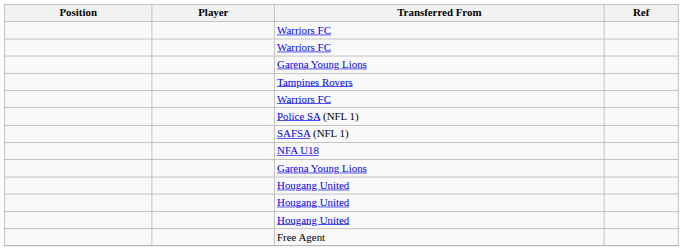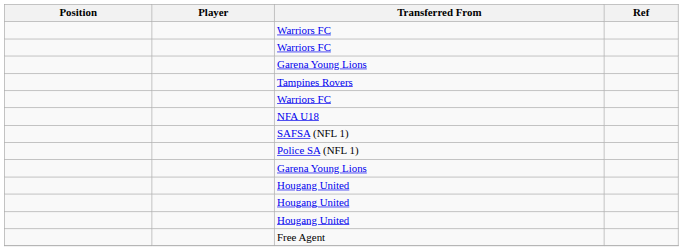rows swapped: (78, 151) <-> (78, 116)
